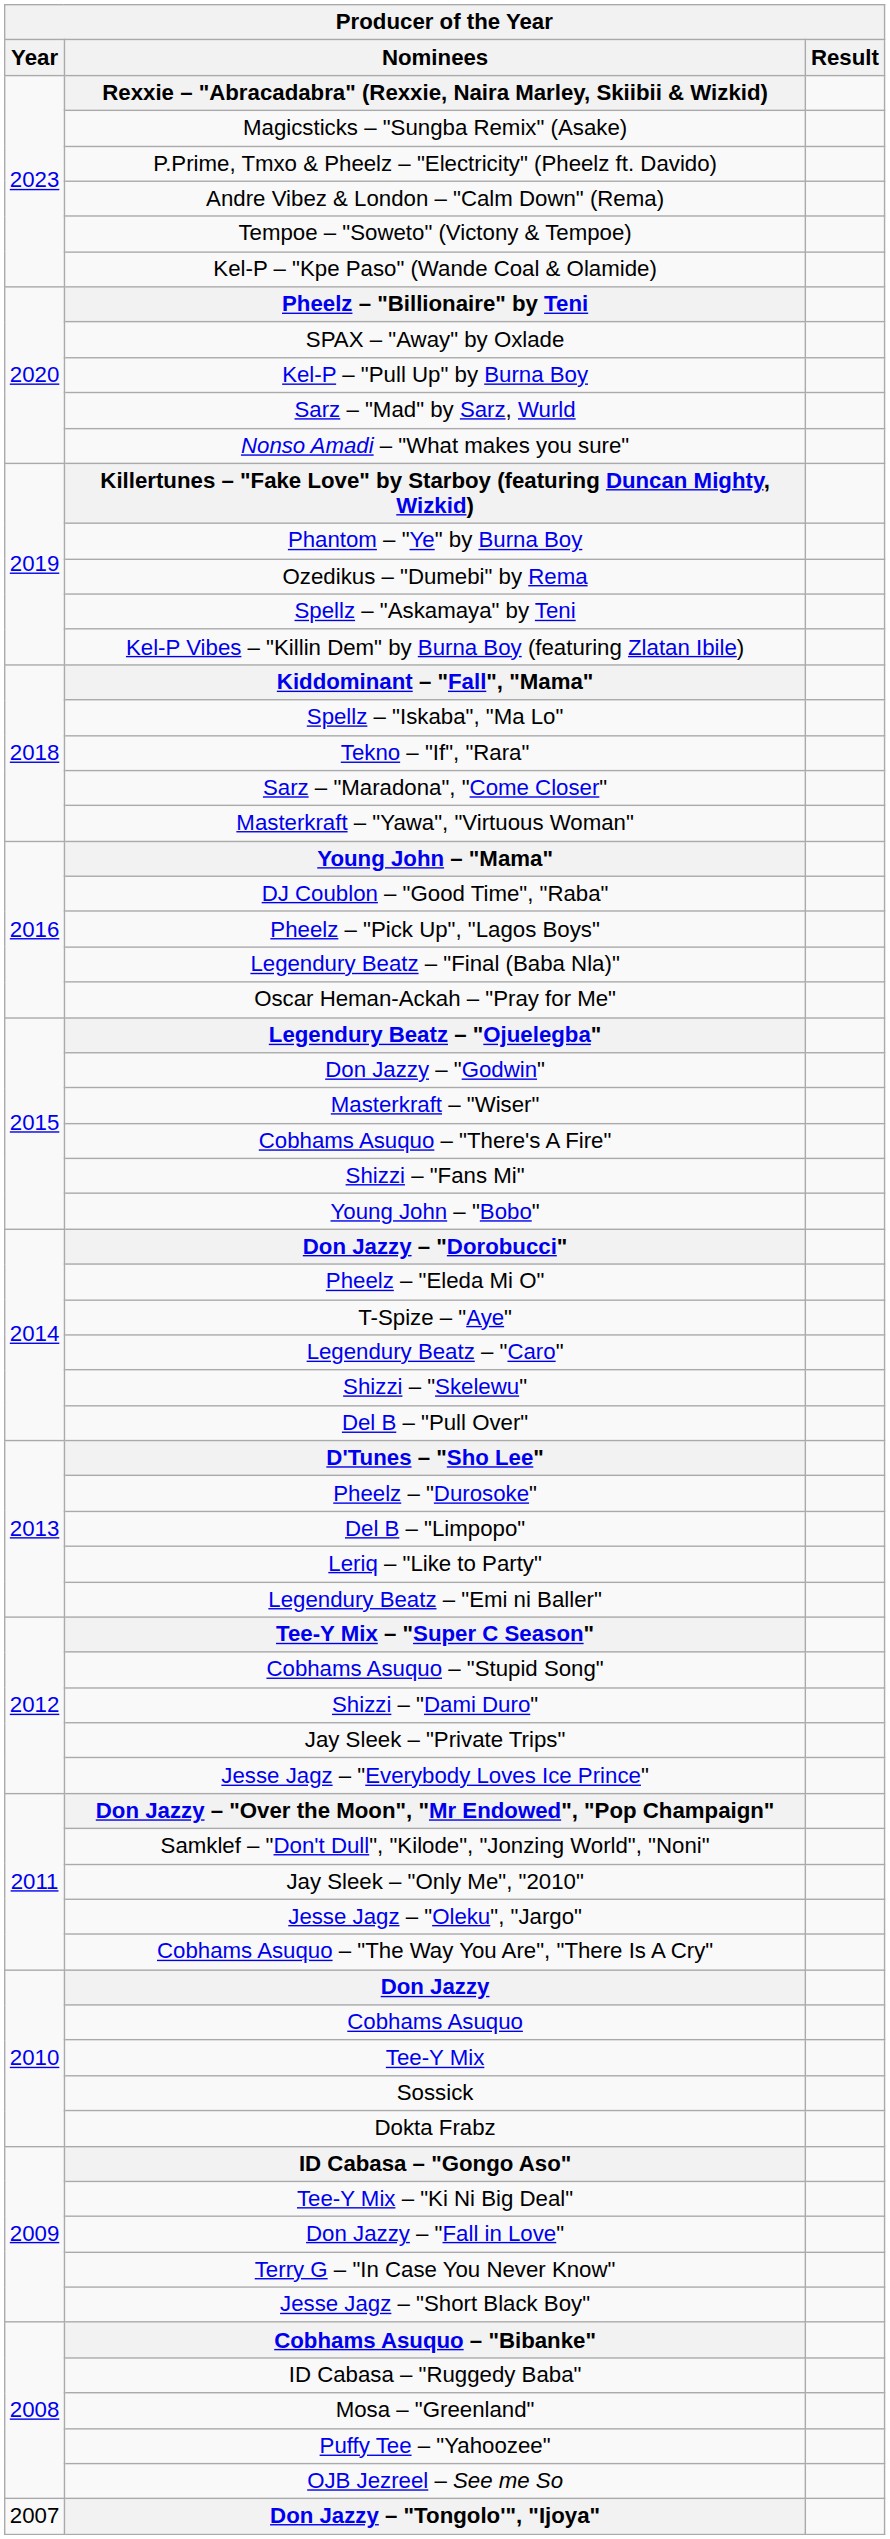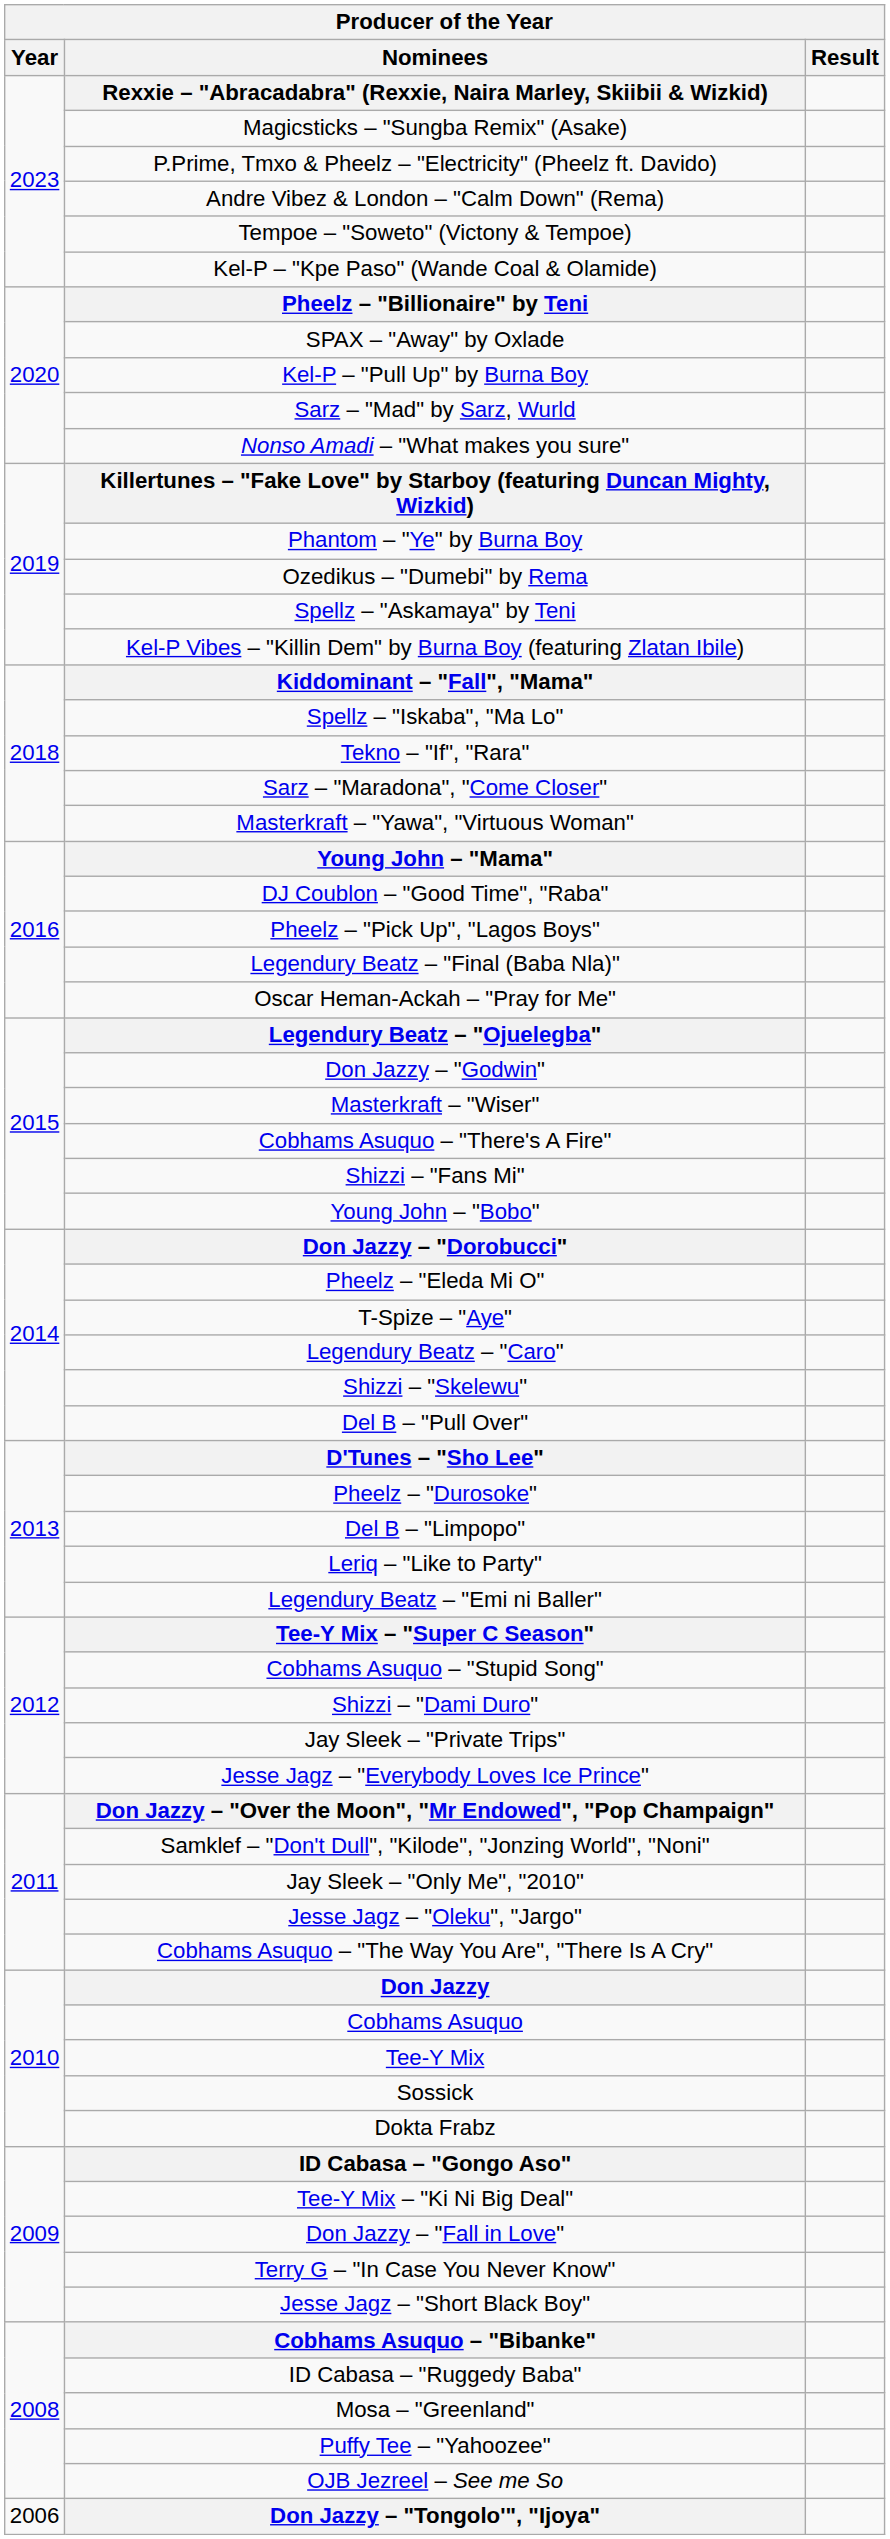(35, 2516) 2007 -> (35, 2516) 2006
